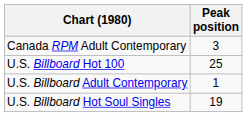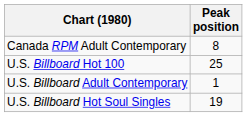(216, 45) 3 -> (216, 45) 8
